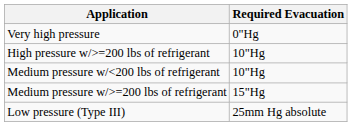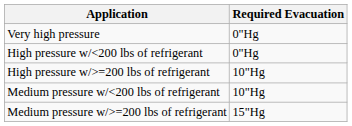+ row: (105, 53)
- row: (66, 111)
